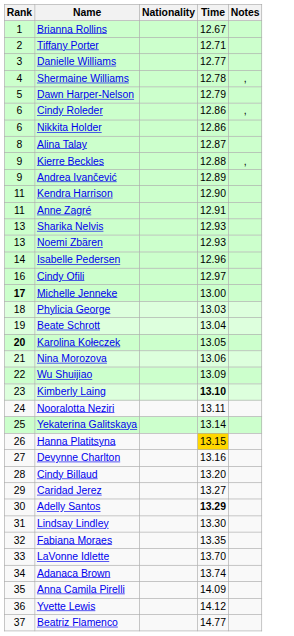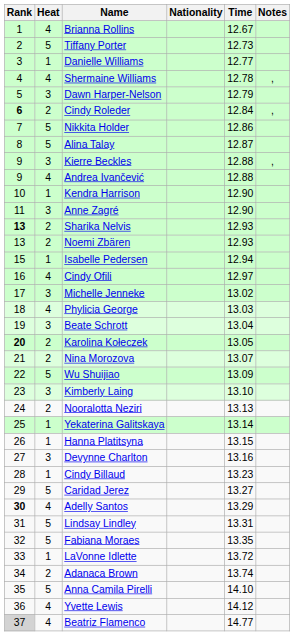+ column: (48, 12)
(213, 45) 12.71 -> (240, 45) 12.73
(19, 111) normal -> (19, 111) bold
(213, 111) 12.86 -> (240, 111) 12.84
(19, 128) 6 -> (19, 128) 7
(213, 177) 12.89 -> (240, 177) 12.88
(19, 194) 11 -> (19, 194) 10
(213, 210) 12.91 -> (240, 210) 12.90
(19, 227) normal -> (19, 227) bold
(19, 260) 14 -> (19, 260) 15
(213, 260) 12.96 -> (240, 260) 12.94
(19, 293) bold -> (19, 293) normal
(213, 293) 13.00 -> (240, 293) 13.02
(213, 359) 13.06 -> (240, 359) 13.07
(213, 392) bold -> (240, 392) normal
(213, 408) 13.11 -> (240, 408) 13.13
(213, 441) gold background -> (240, 441) no background
(213, 474) 13.20 -> (240, 474) 13.23
(19, 507) normal -> (19, 507) bold
(213, 507) bold -> (240, 507) normal
(213, 524) 13.30 -> (240, 524) 13.31
(213, 557) 13.70 -> (240, 557) 13.72
(213, 590) 14.09 -> (240, 590) 14.10
(19, 623) no background -> (19, 623) lightgrey background
